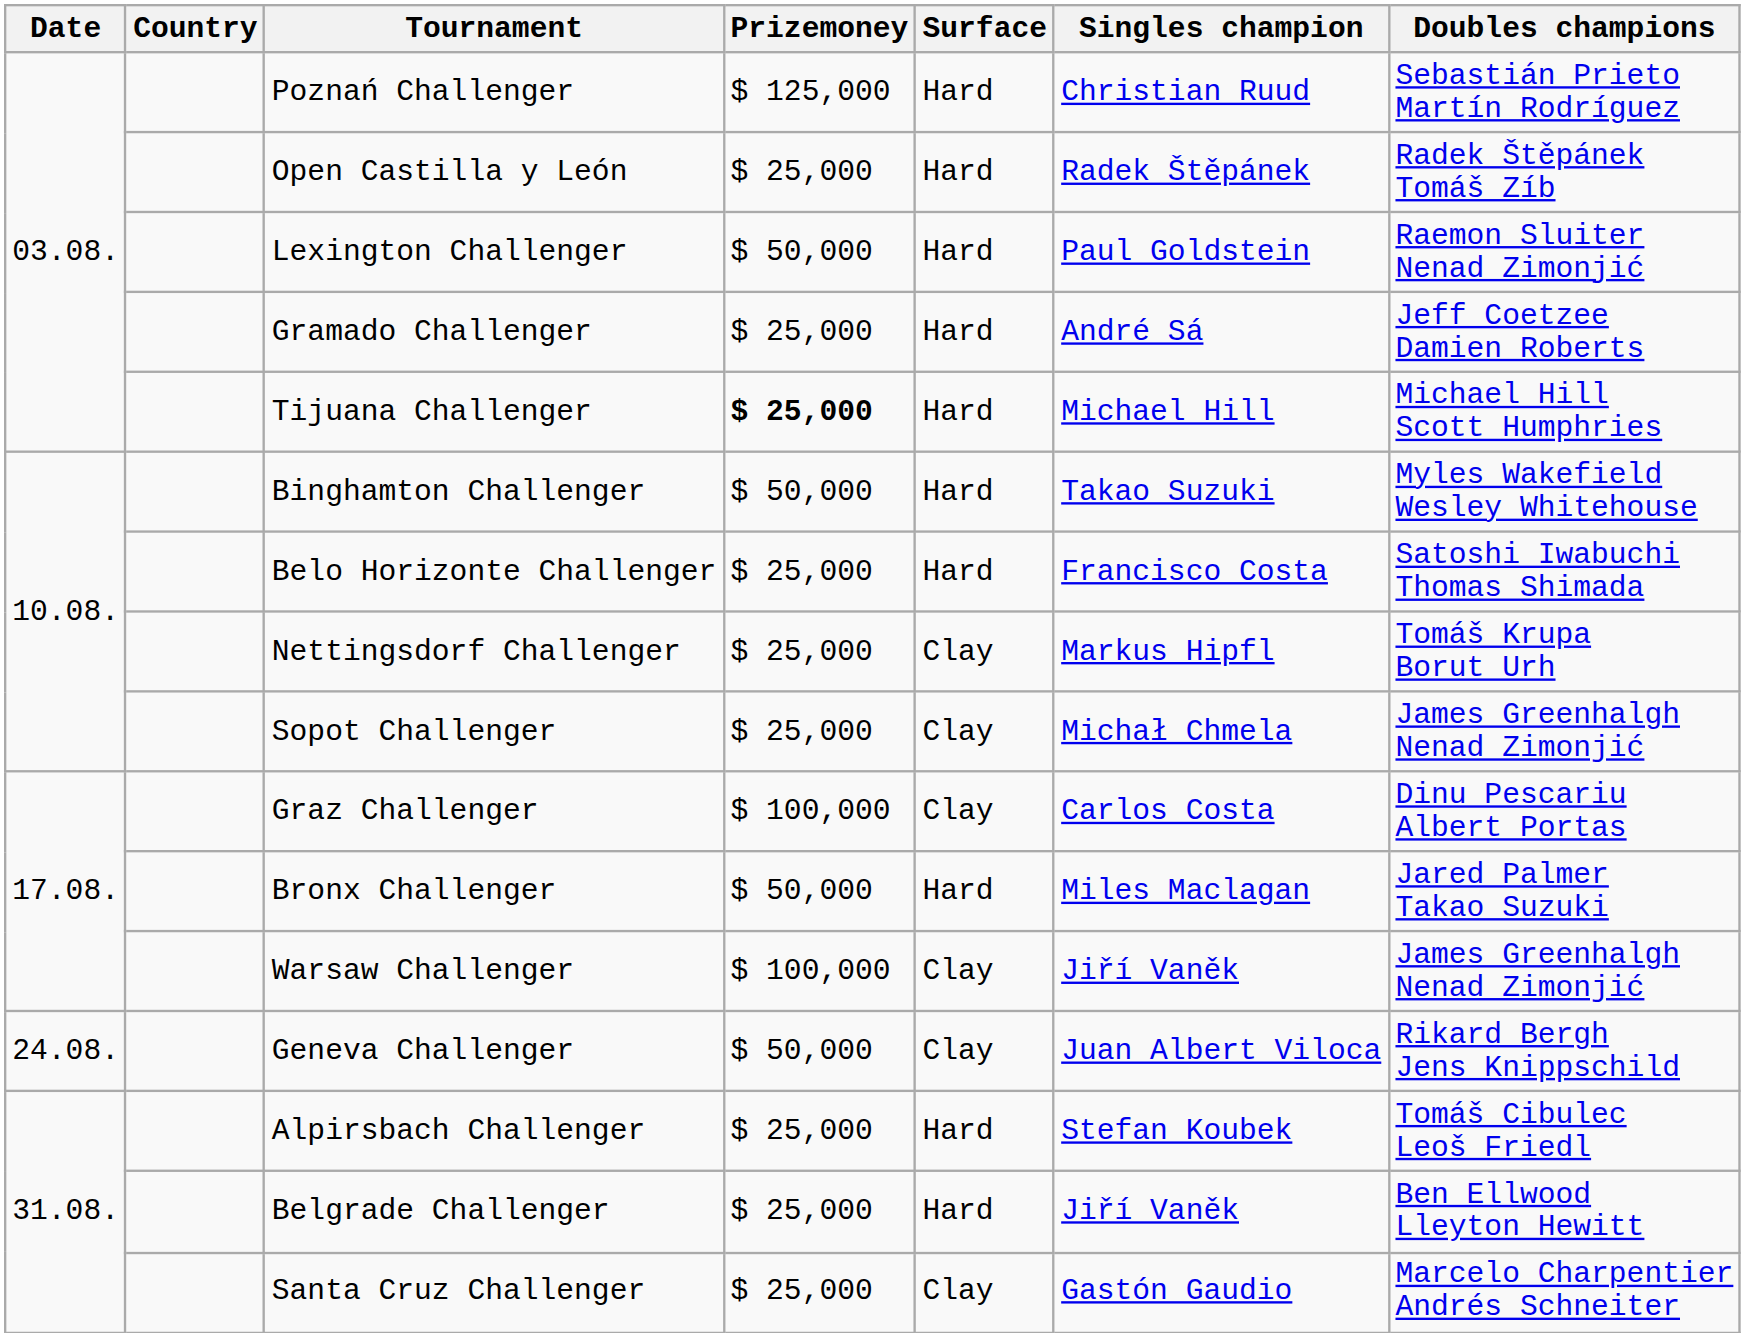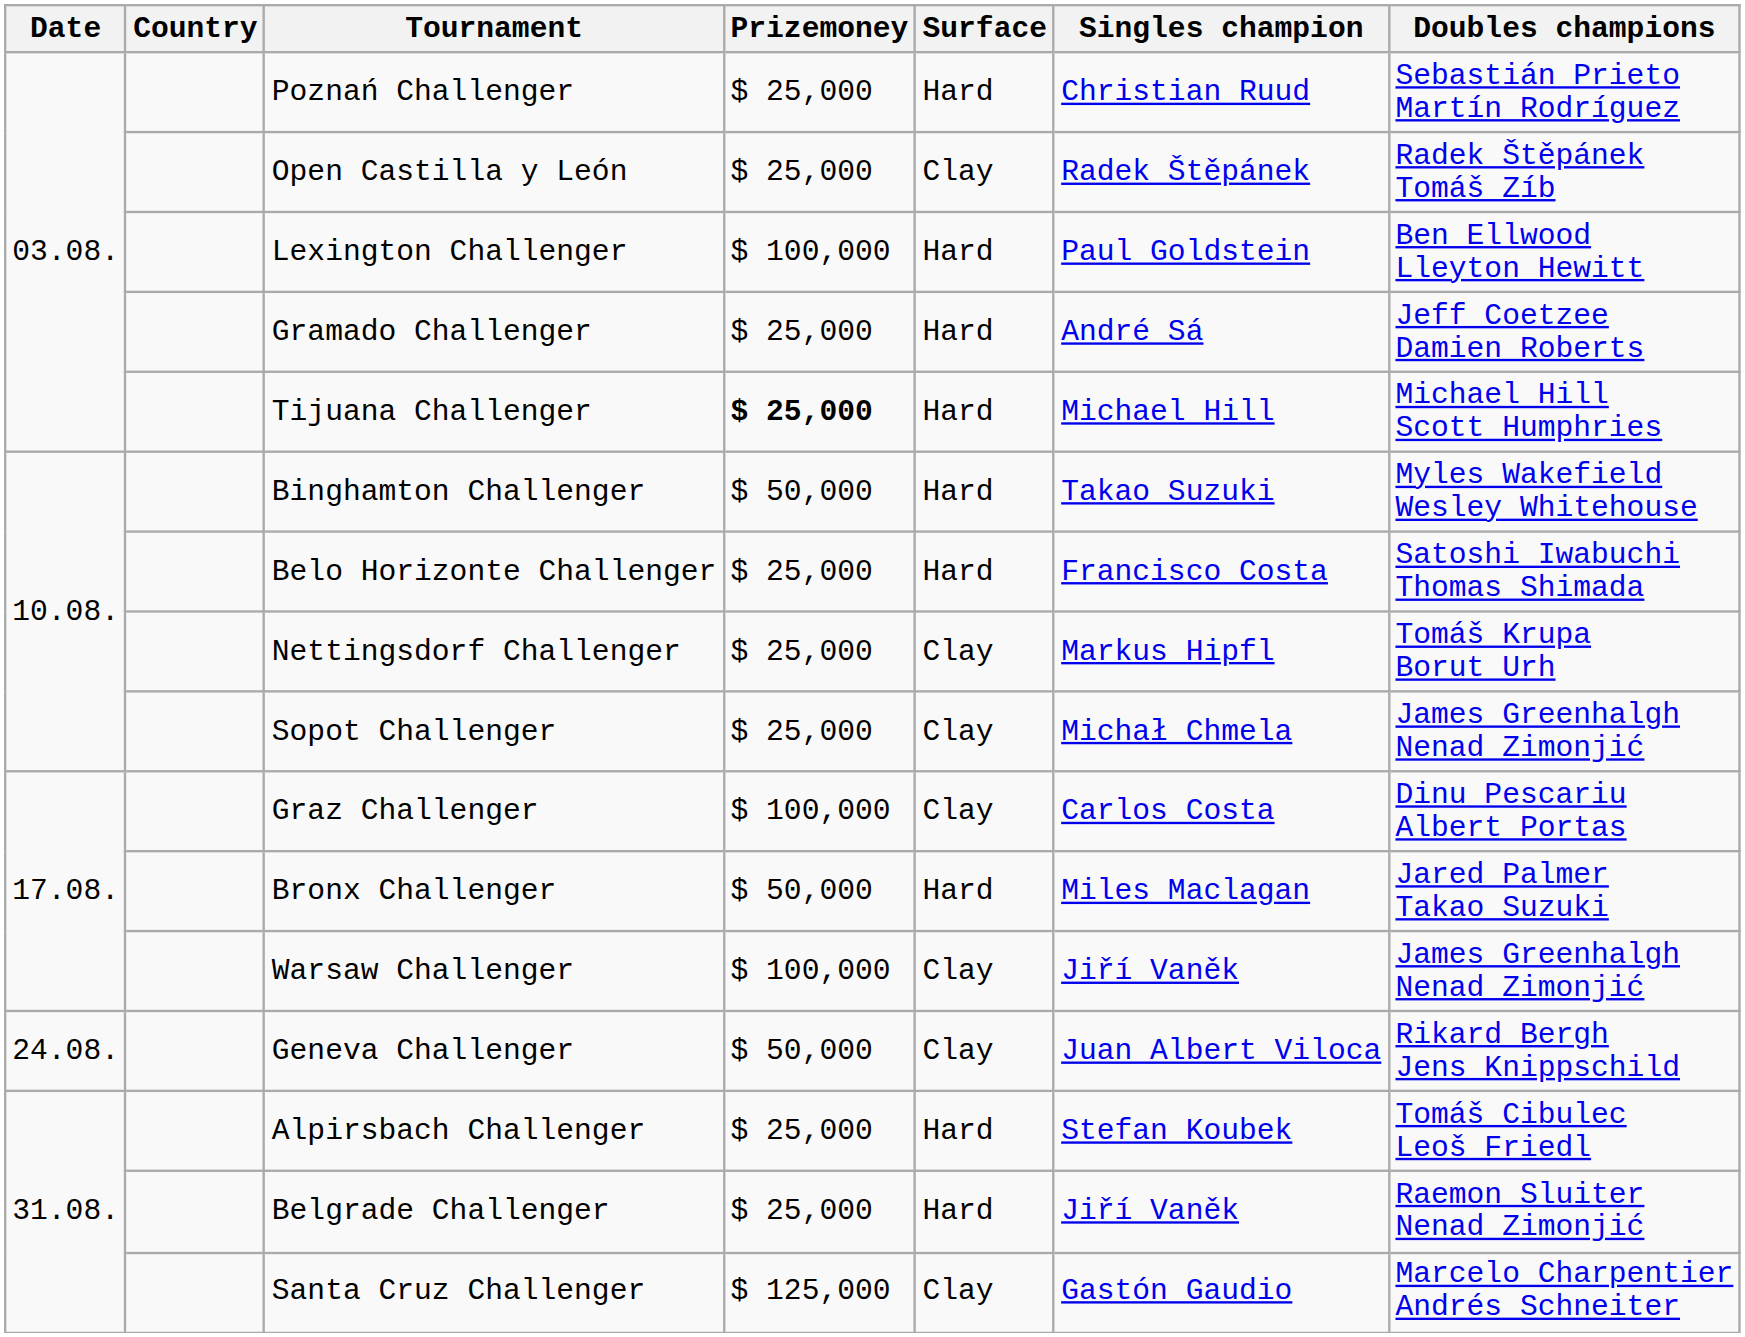(811, 92) $ 125,000 -> (802, 92) $ 25,000
(958, 172) Hard -> (958, 172) Clay
(802, 252) $ 50,000 -> (811, 252) $ 100,000
(1520, 252) Raemon Sluiter Nenad Zimonjić -> (1520, 252) Ben Ellwood Lleyton Hewitt
(1520, 1211) Ben Ellwood Lleyton Hewitt -> (1520, 1211) Raemon Sluiter Nenad Zimonjić
(802, 1291) $ 25,000 -> (811, 1291) $ 125,000
